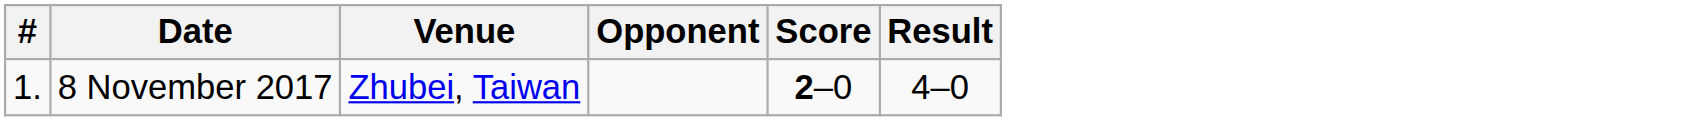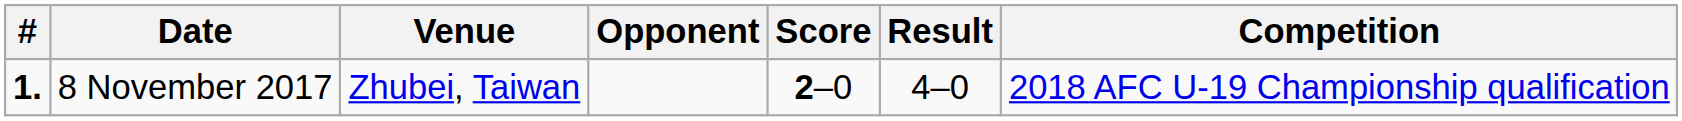+ column: (1339, 31)
(27, 86) normal -> (27, 86) bold
